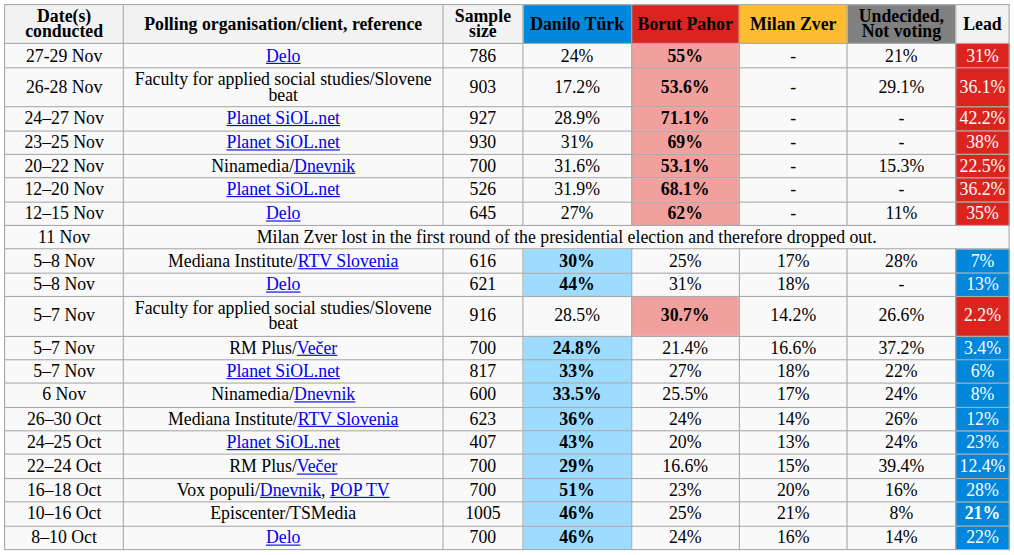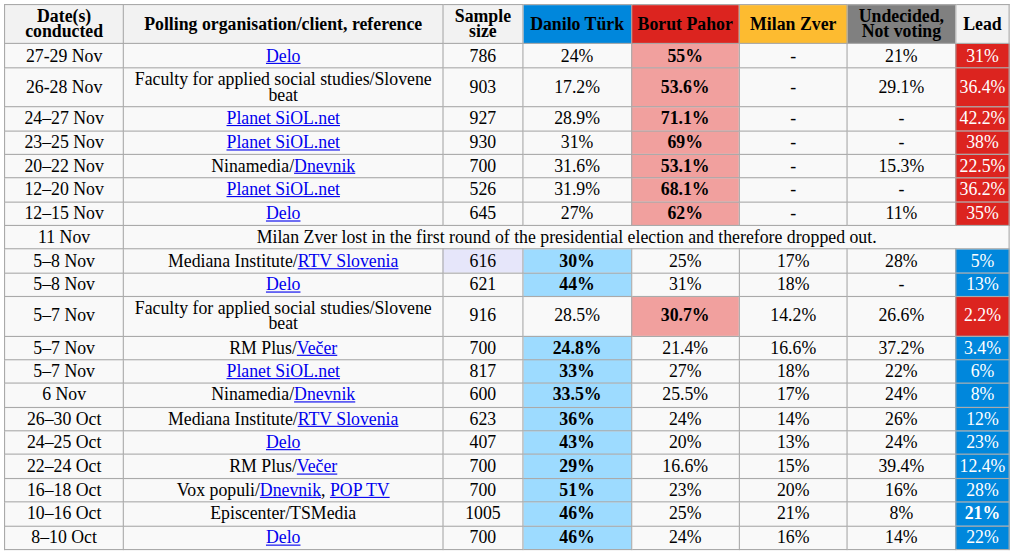(982, 87) 36.1% -> (982, 87) 36.4%
(483, 260) no background -> (483, 260) lavender background
(982, 260) 7% -> (982, 260) 5%
(283, 442) Planet SiOL.net -> (283, 442) Delo
